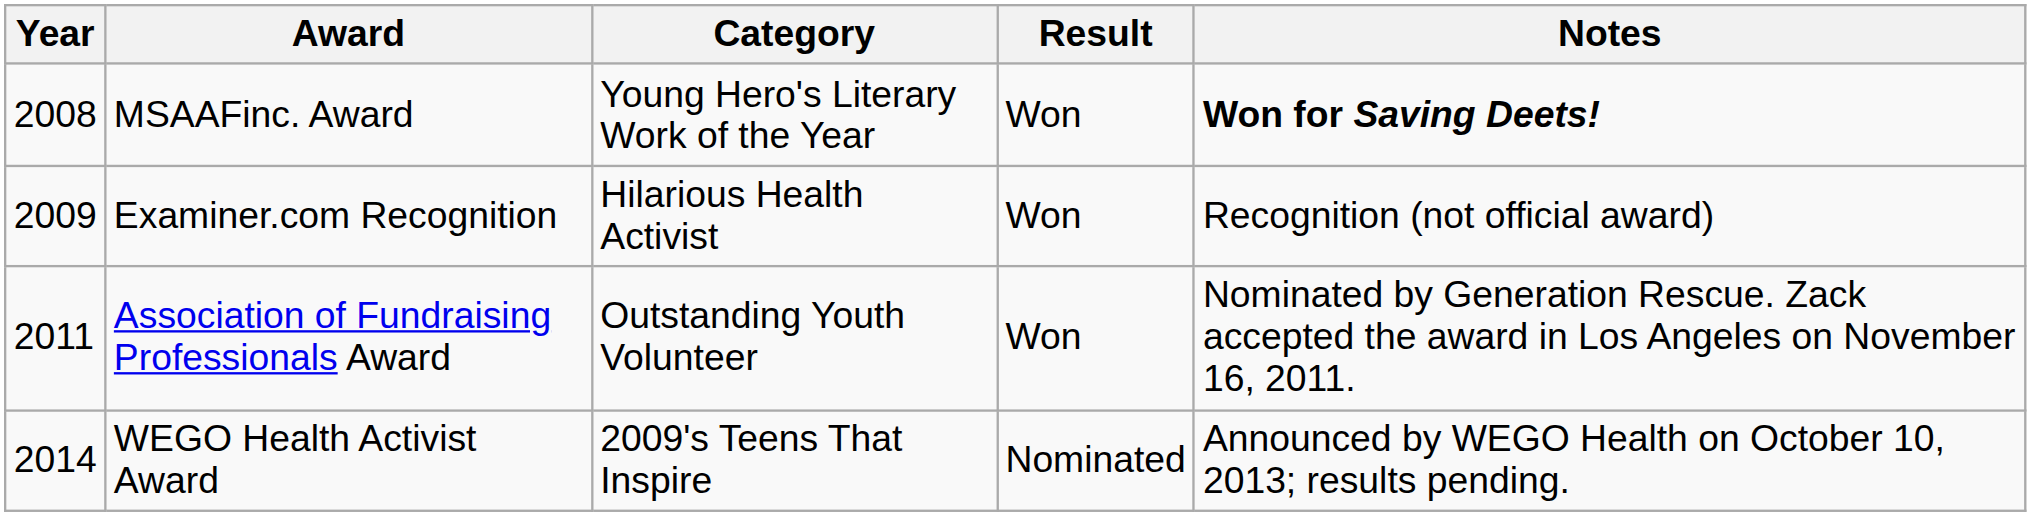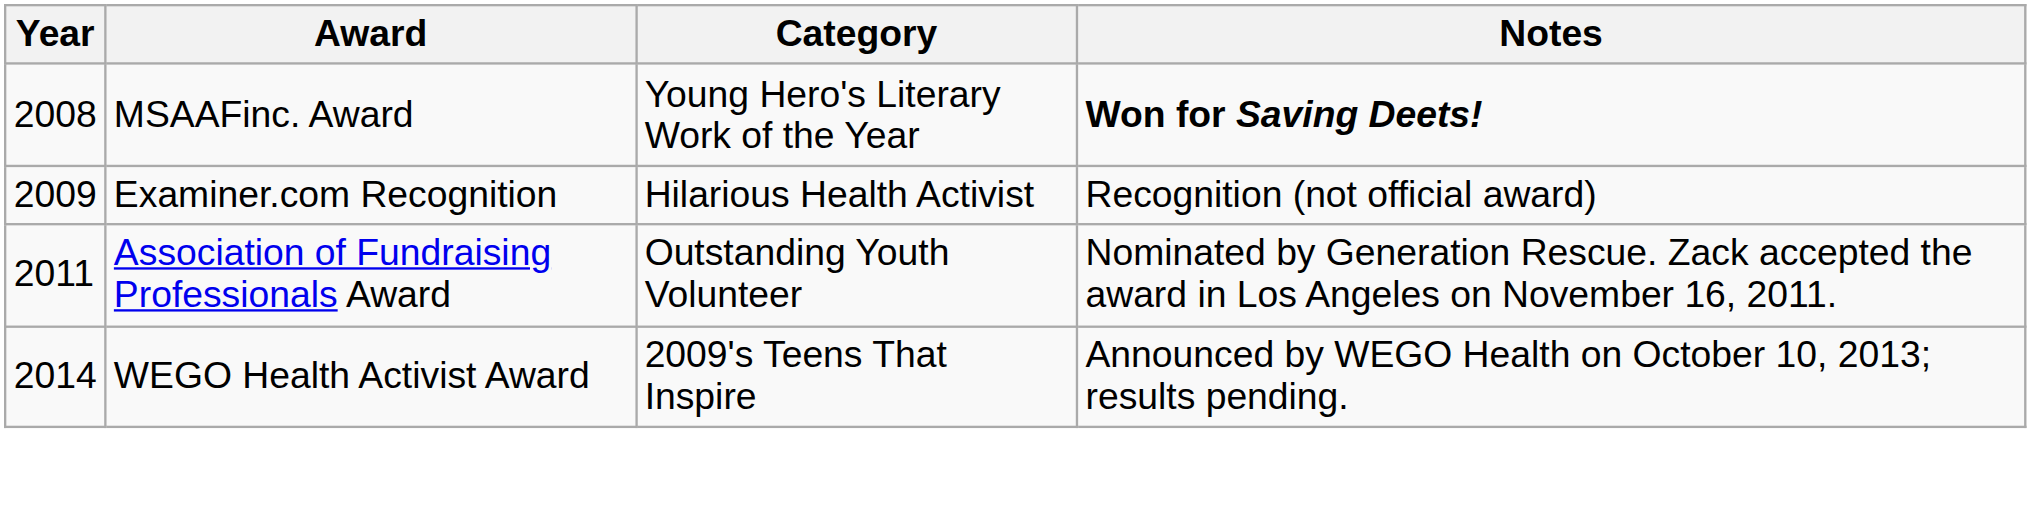- column: (1096, 34)
